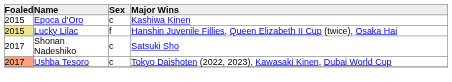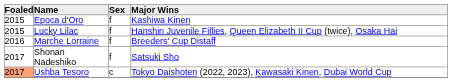(111, 20) c -> (110, 20) f
(15, 31) khaki background -> (15, 31) no background
+ row: (66, 41)
(111, 46) c -> (110, 57) f
